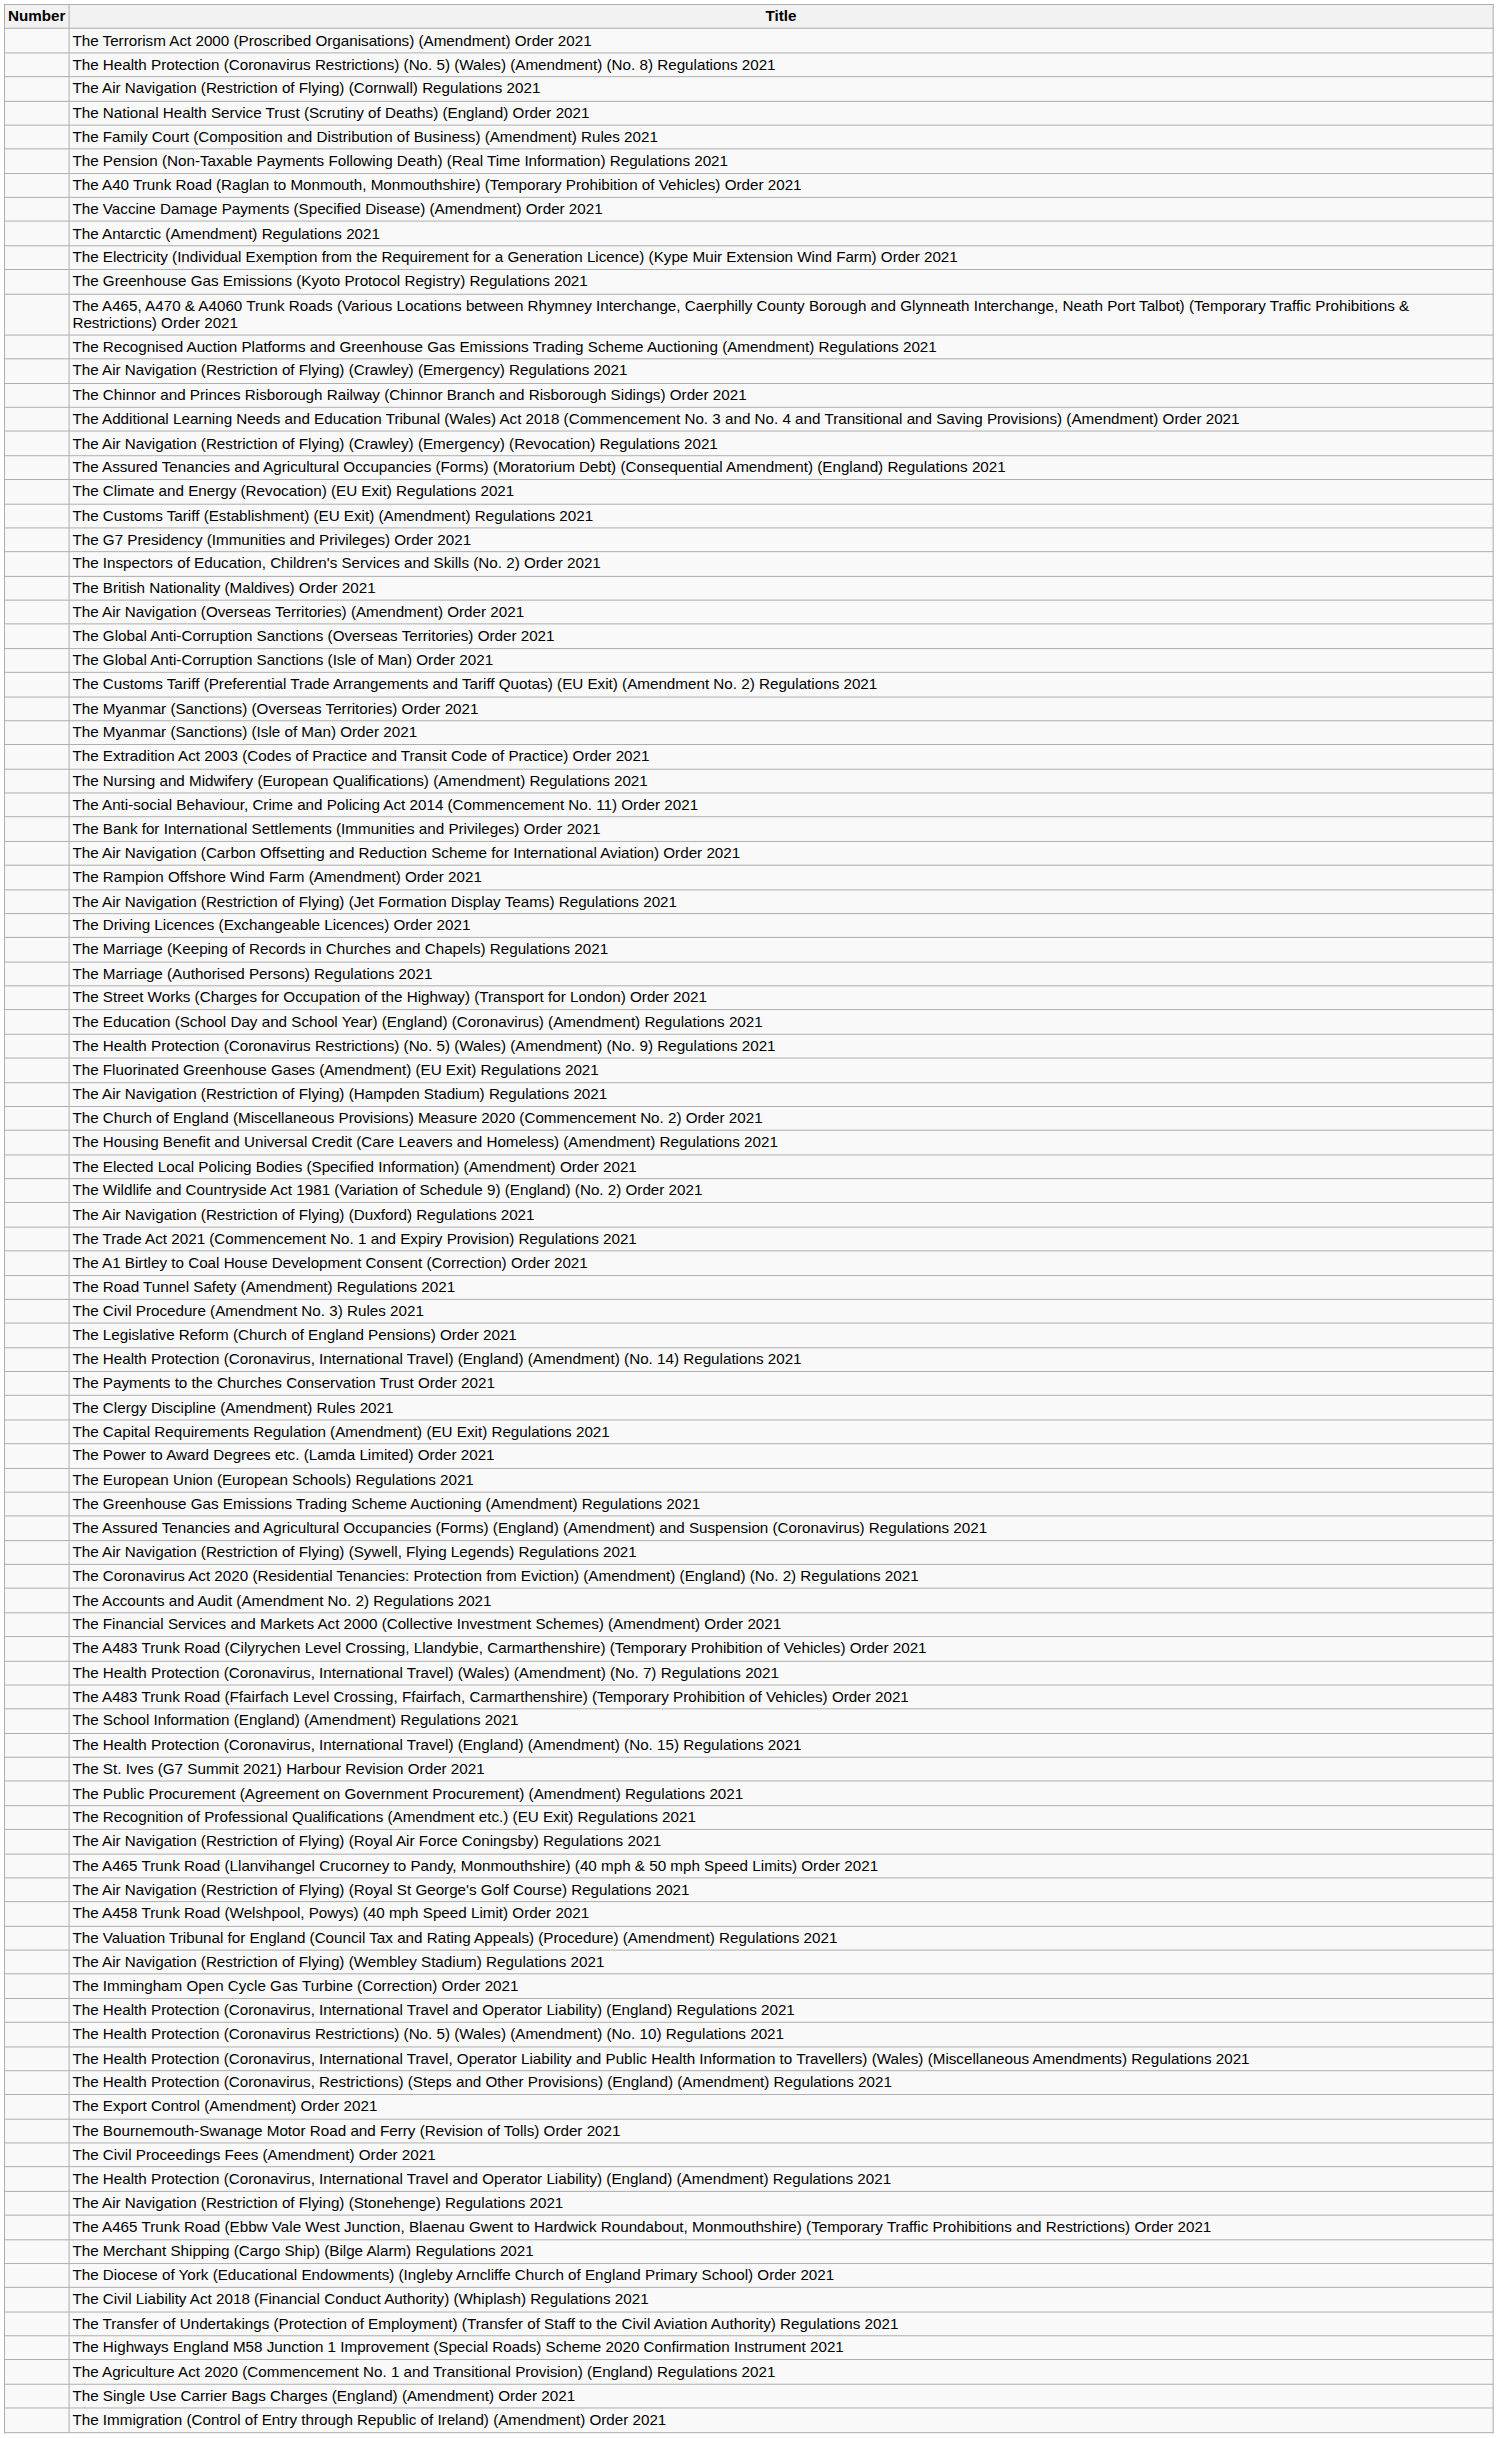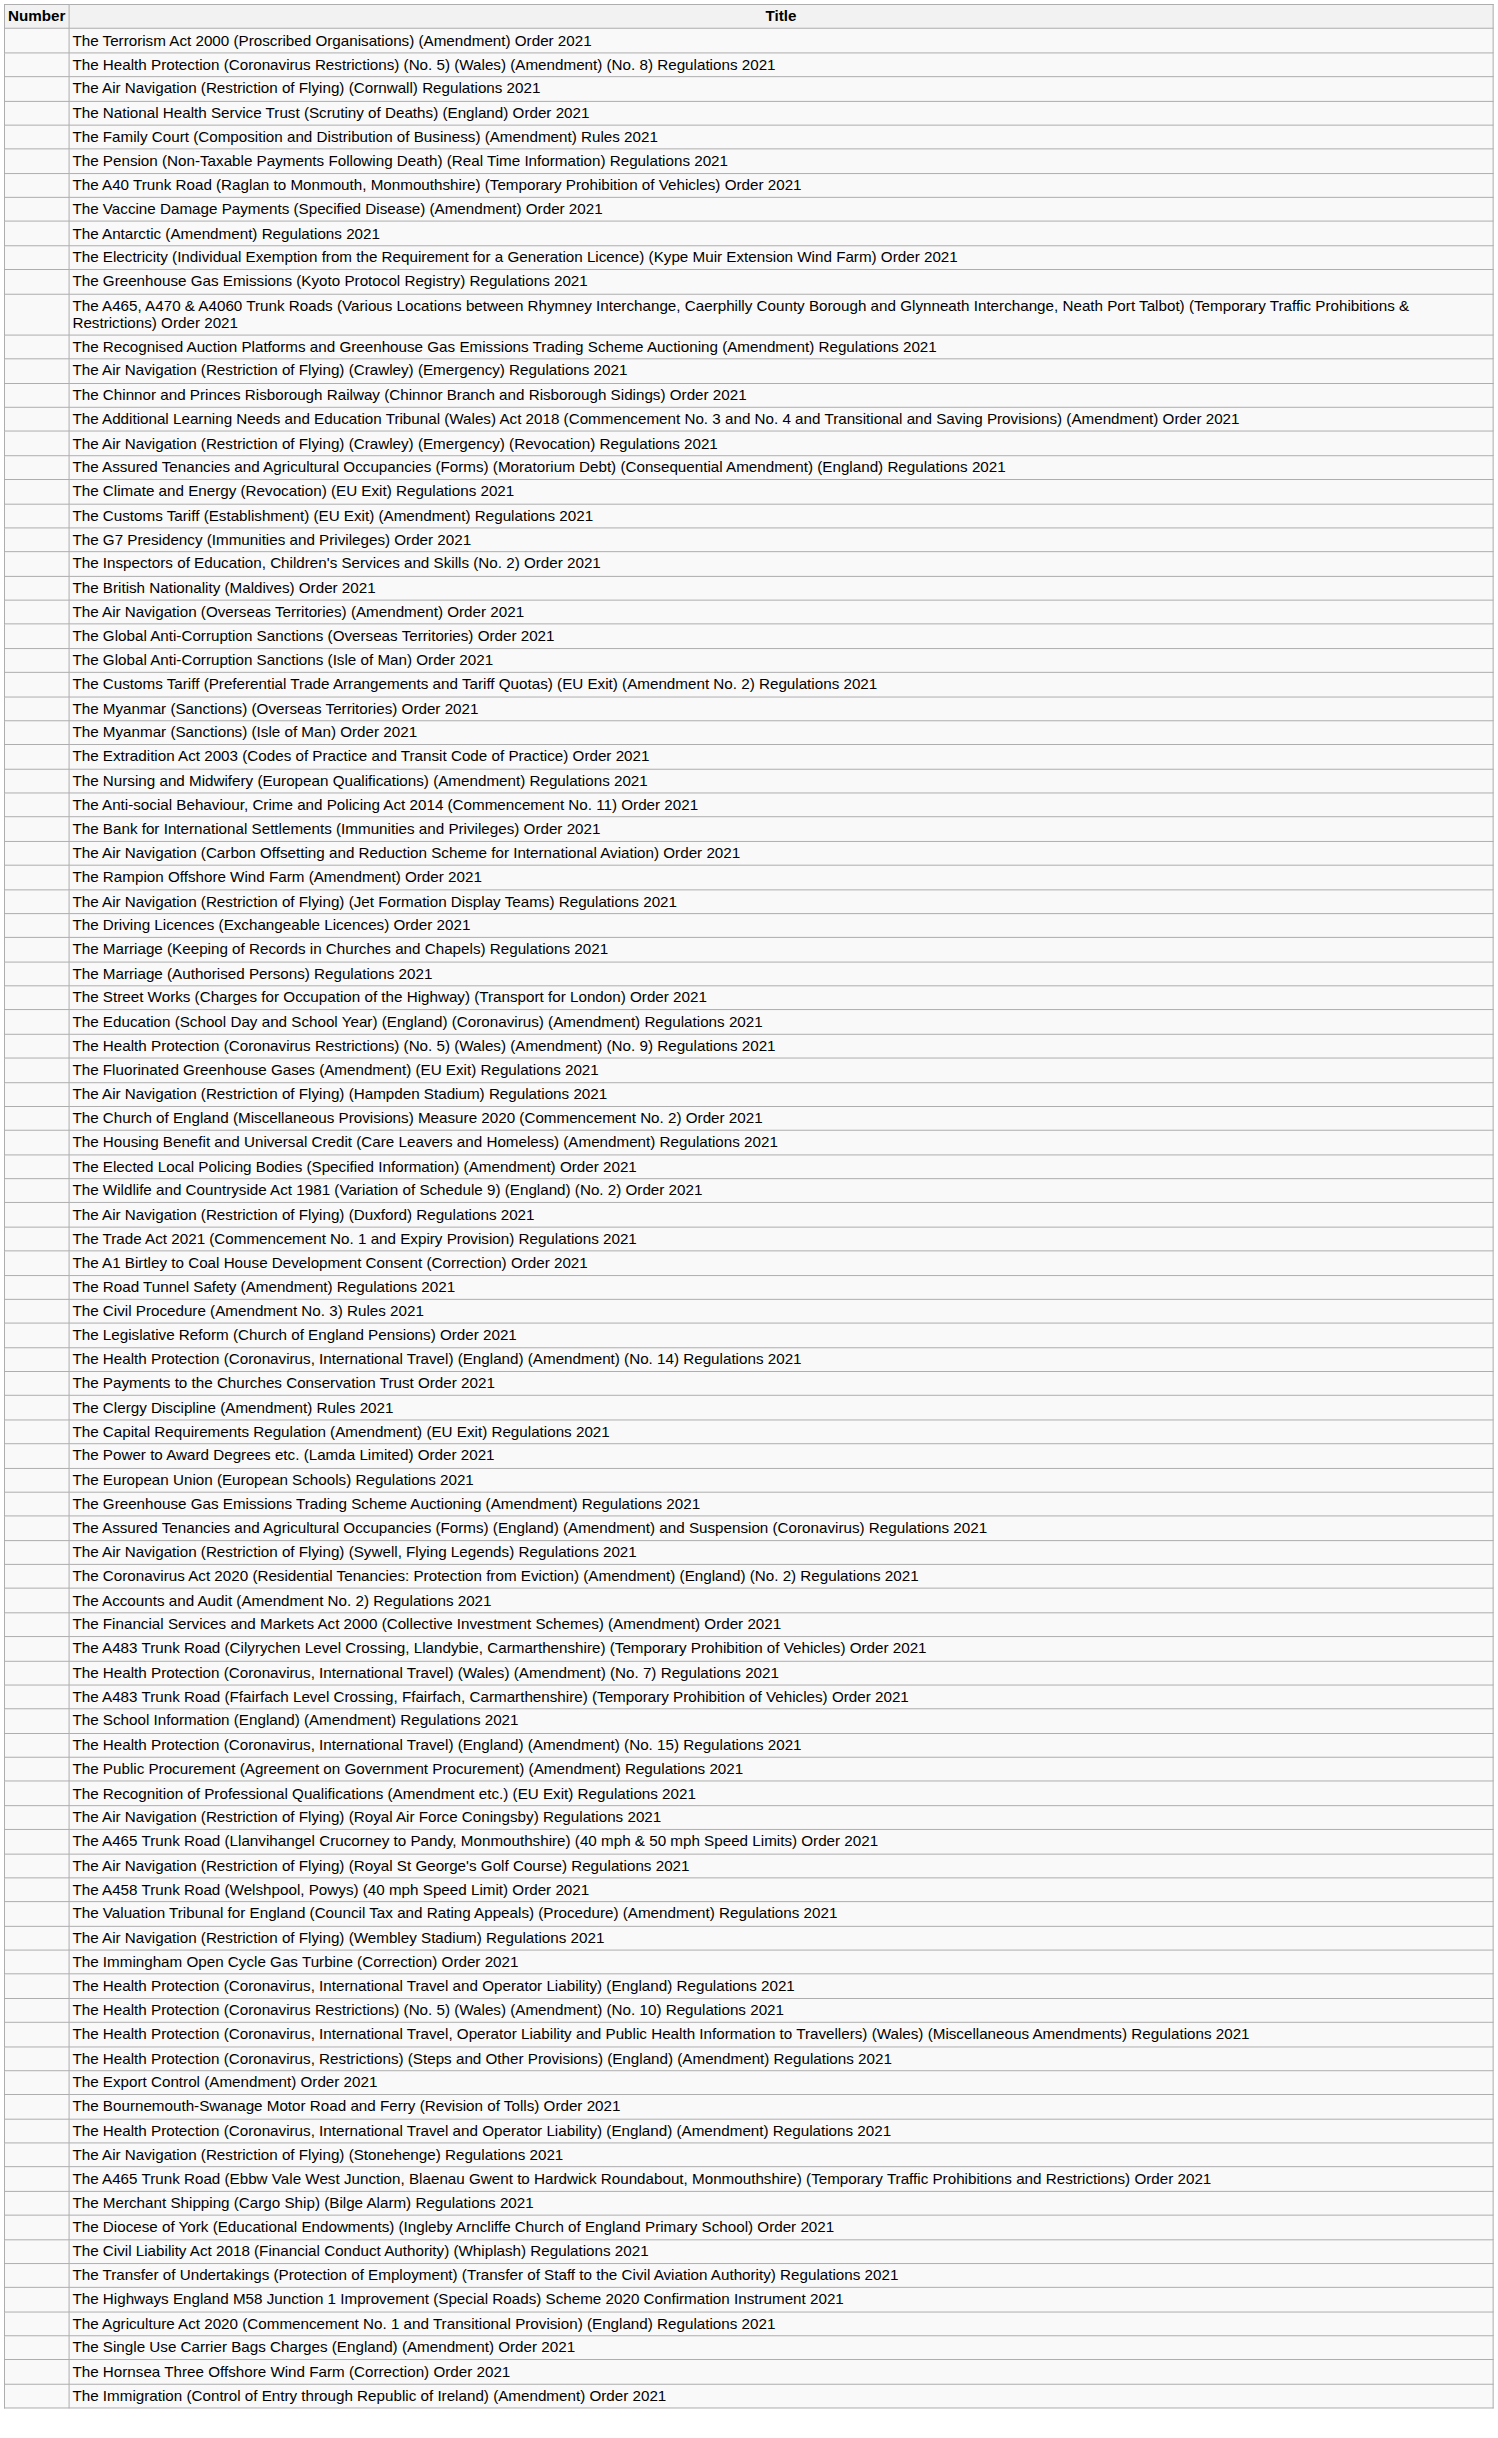- row: (279, 1769)
- row: (254, 2155)
+ row: (291, 2371)
